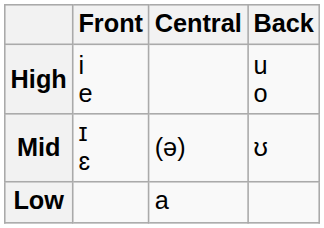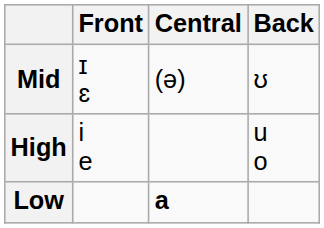rows swapped: (39, 78) <-> (39, 147)
(162, 201) normal -> (162, 201) bold
